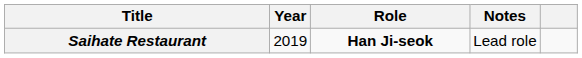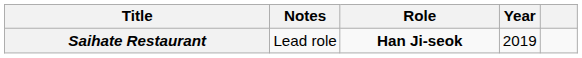columns swapped: (290, 16) <-> (505, 16)
